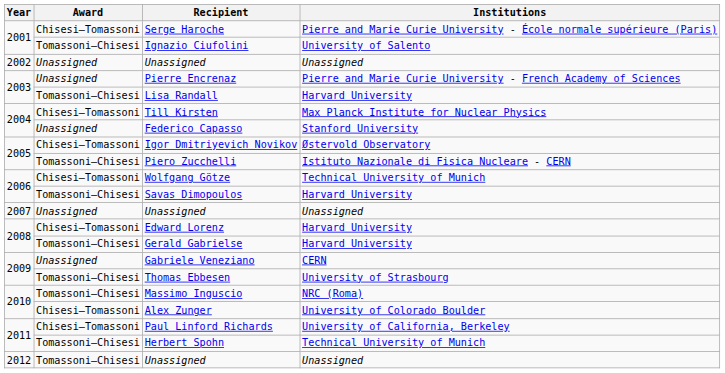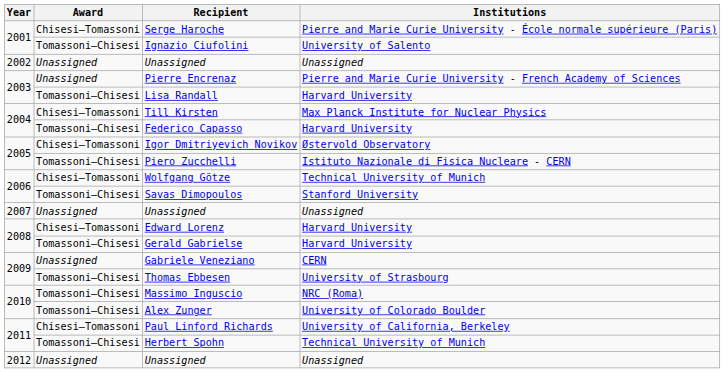(67, 128) Unassigned -> (88, 128) Tomassoni–Chisesi
(360, 128) Stanford University -> (357, 128) Harvard University
(357, 194) Harvard University -> (360, 194) Stanford University
(88, 310) Chisesi–Tomassoni -> (88, 310) Tomassoni–Chisesi
(88, 360) Tomassoni–Chisesi -> (67, 360) Unassigned
